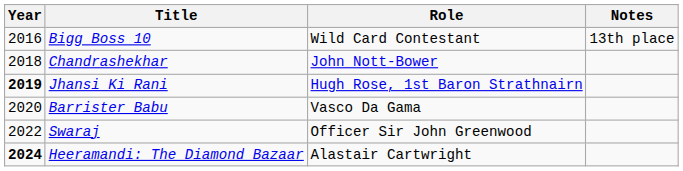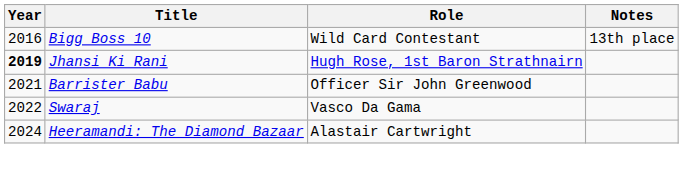- row: (108, 62)
(25, 108) 2020 -> (25, 85) 2021
(366, 108) Vasco Da Gama -> (421, 85) Officer Sir John Greenwood
(421, 132) Officer Sir John Greenwood -> (366, 108) Vasco Da Gama
(25, 155) bold -> (25, 132) normal
